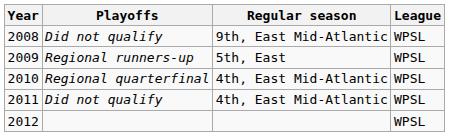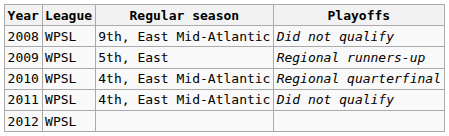columns swapped: (418, 15) <-> (127, 15)
